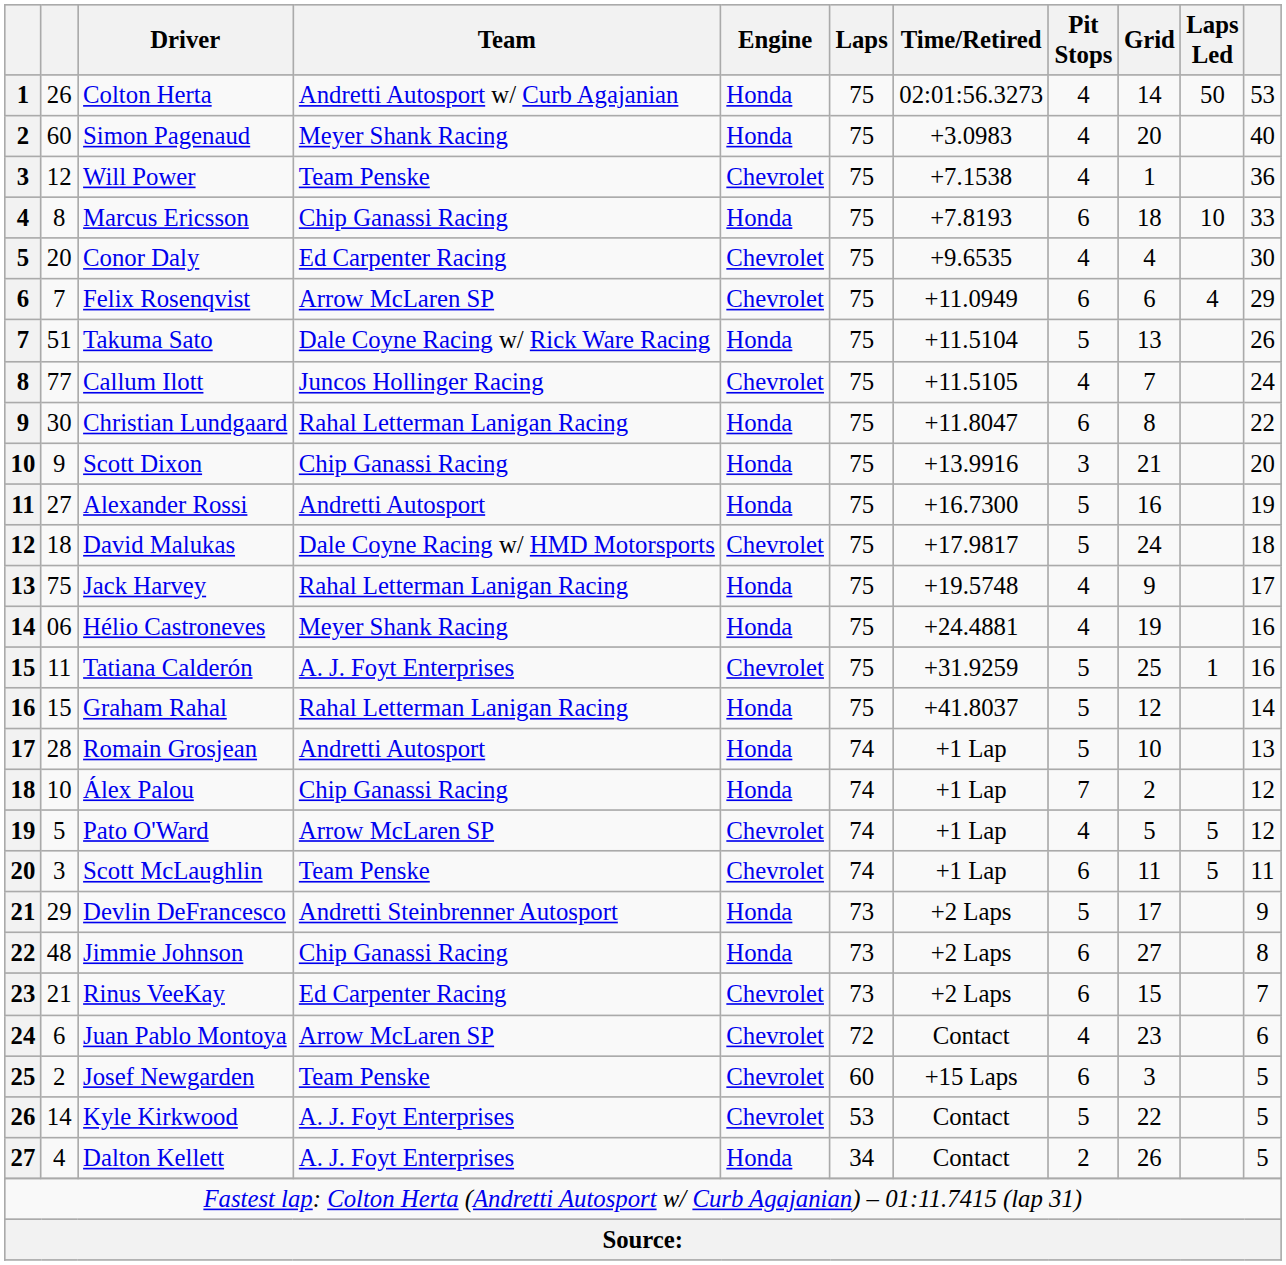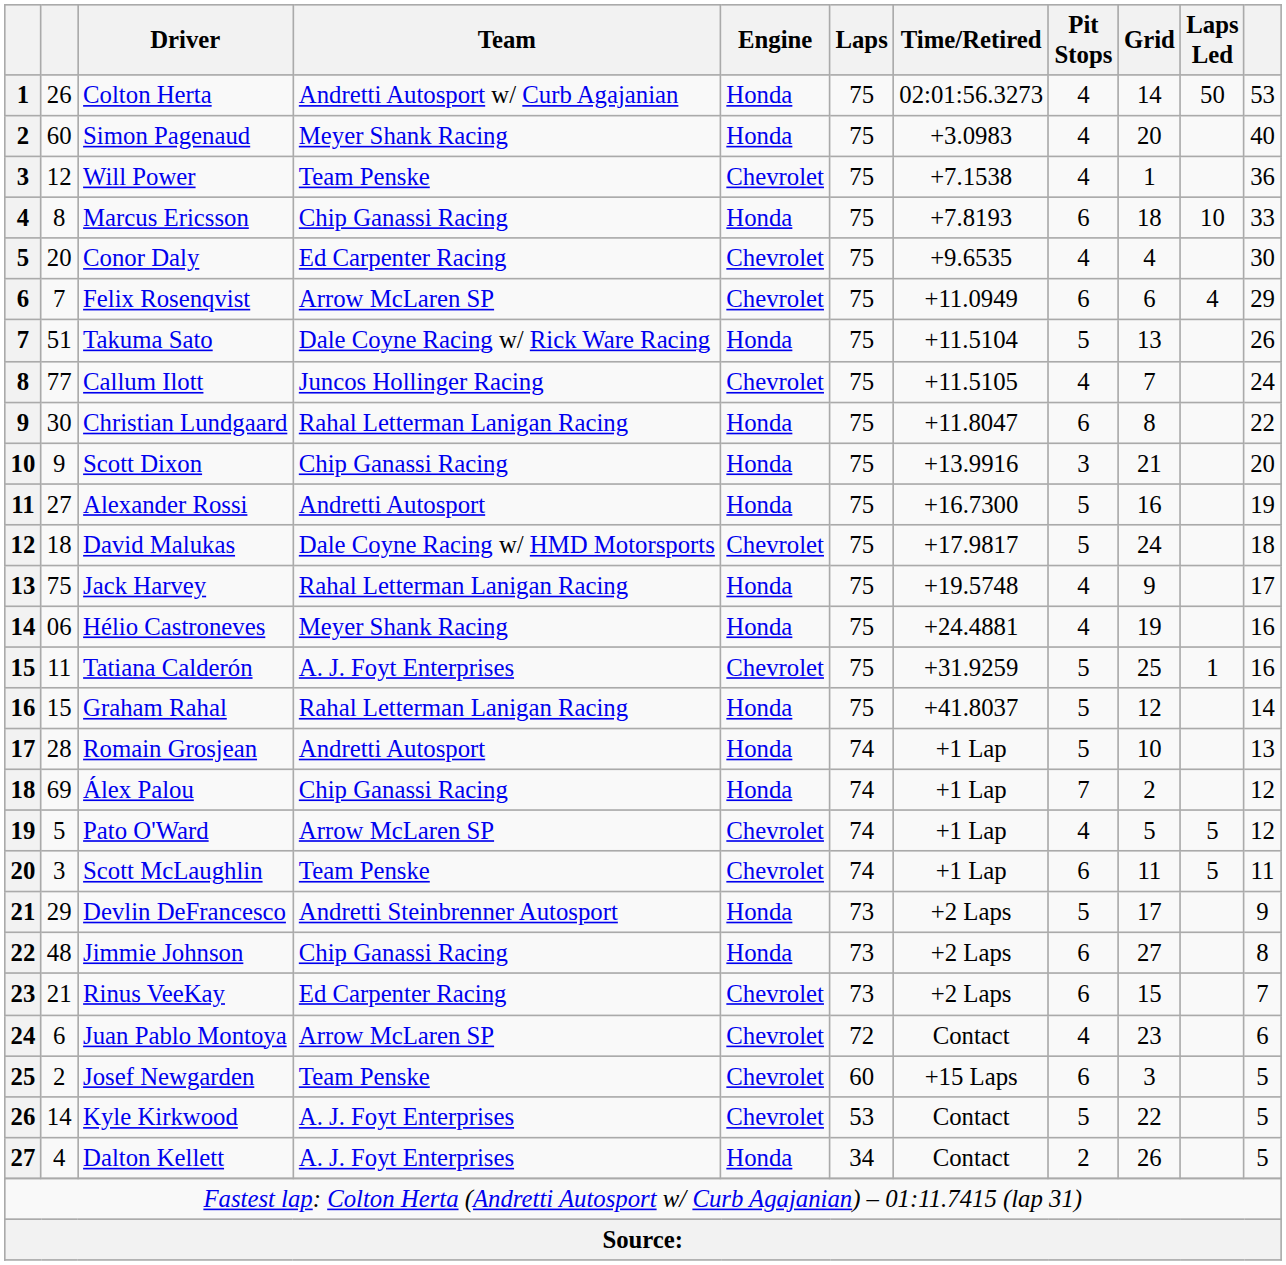(59, 789) 10 -> (59, 789) 69
